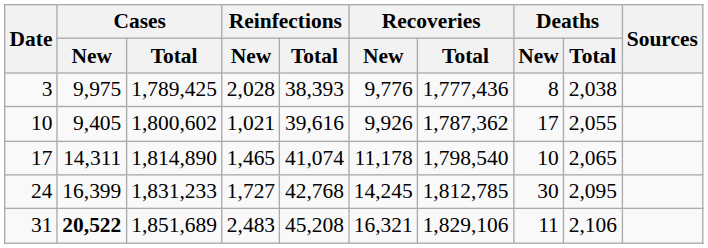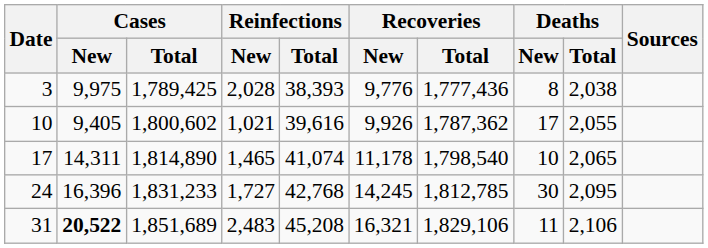(92, 191) 16,399 -> (92, 191) 16,396
